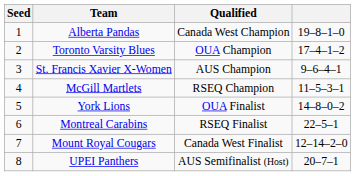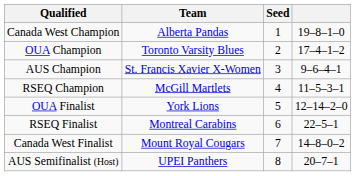columns swapped: (19, 13) <-> (233, 13)
(321, 106) 14–8–0–2 -> (321, 106) 12–14–2–0
(321, 143) 12–14–2–0 -> (321, 143) 14–8–0–2
